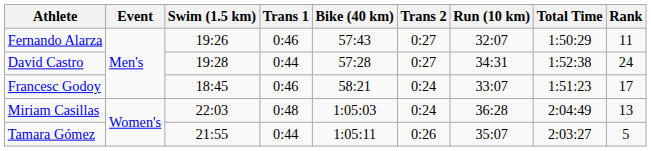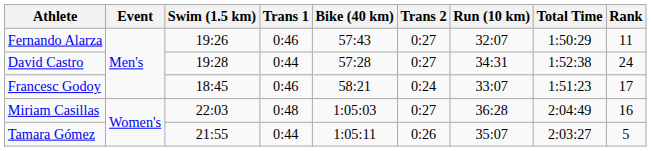(424, 110) 0:24 -> (424, 110) 0:27
(626, 110) 13 -> (626, 110) 16
